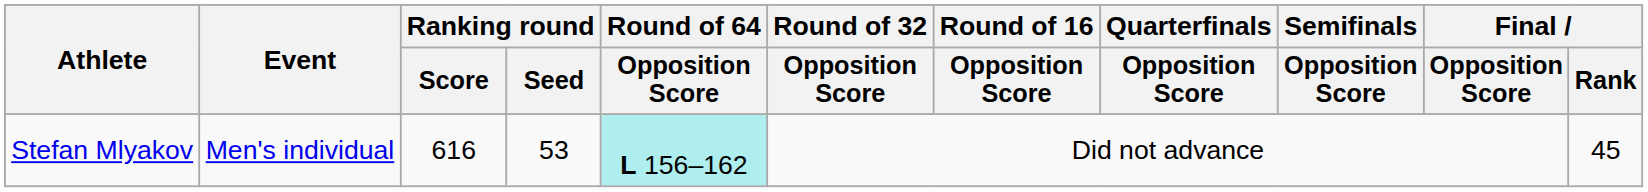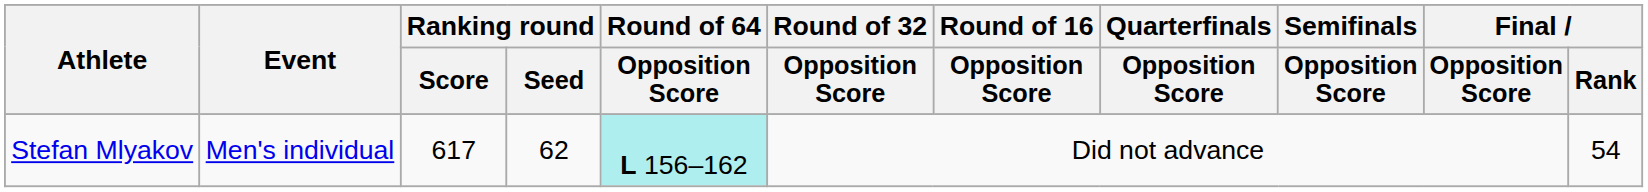(454, 151) 616 -> (454, 151) 617
(554, 151) 53 -> (554, 151) 62
(1606, 151) 45 -> (1606, 151) 54
